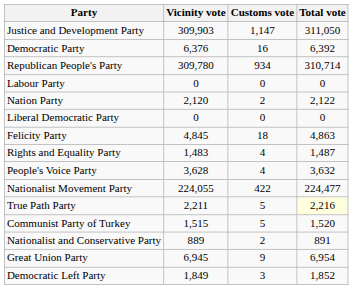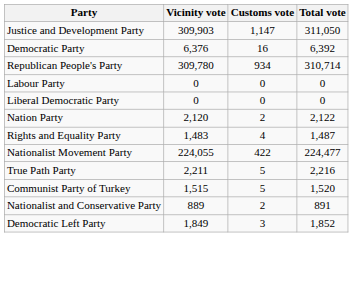rows swapped: (35, 100) <-> (63, 118)
- row: (37, 135)
- row: (52, 170)
(322, 205) lightyellow background -> (322, 170) no background
- row: (47, 258)
